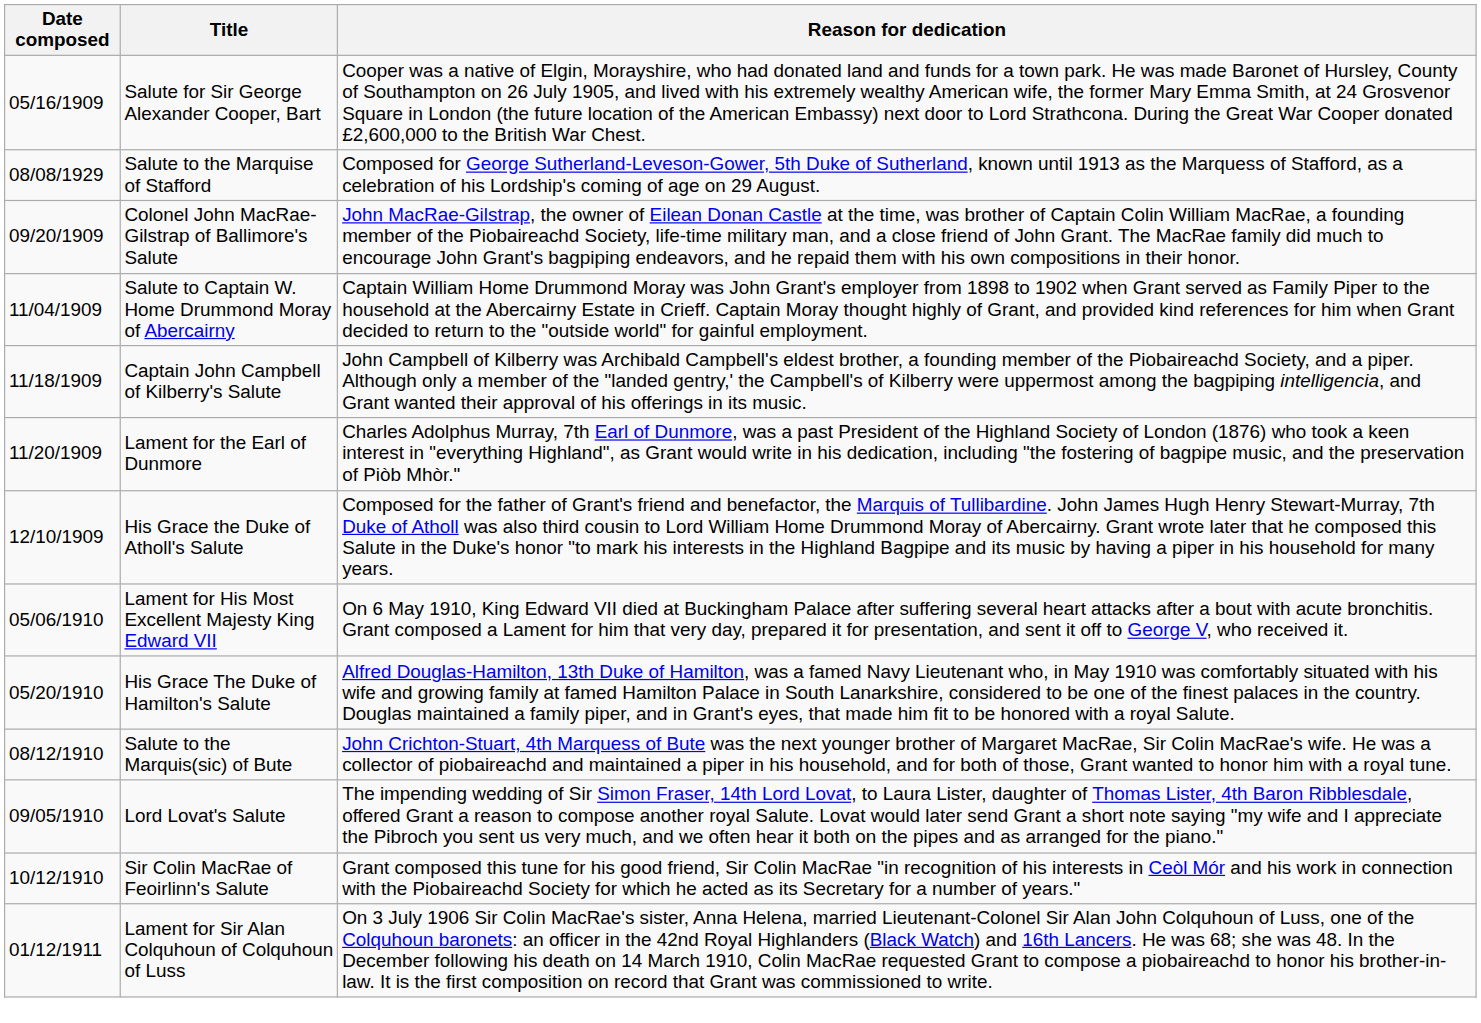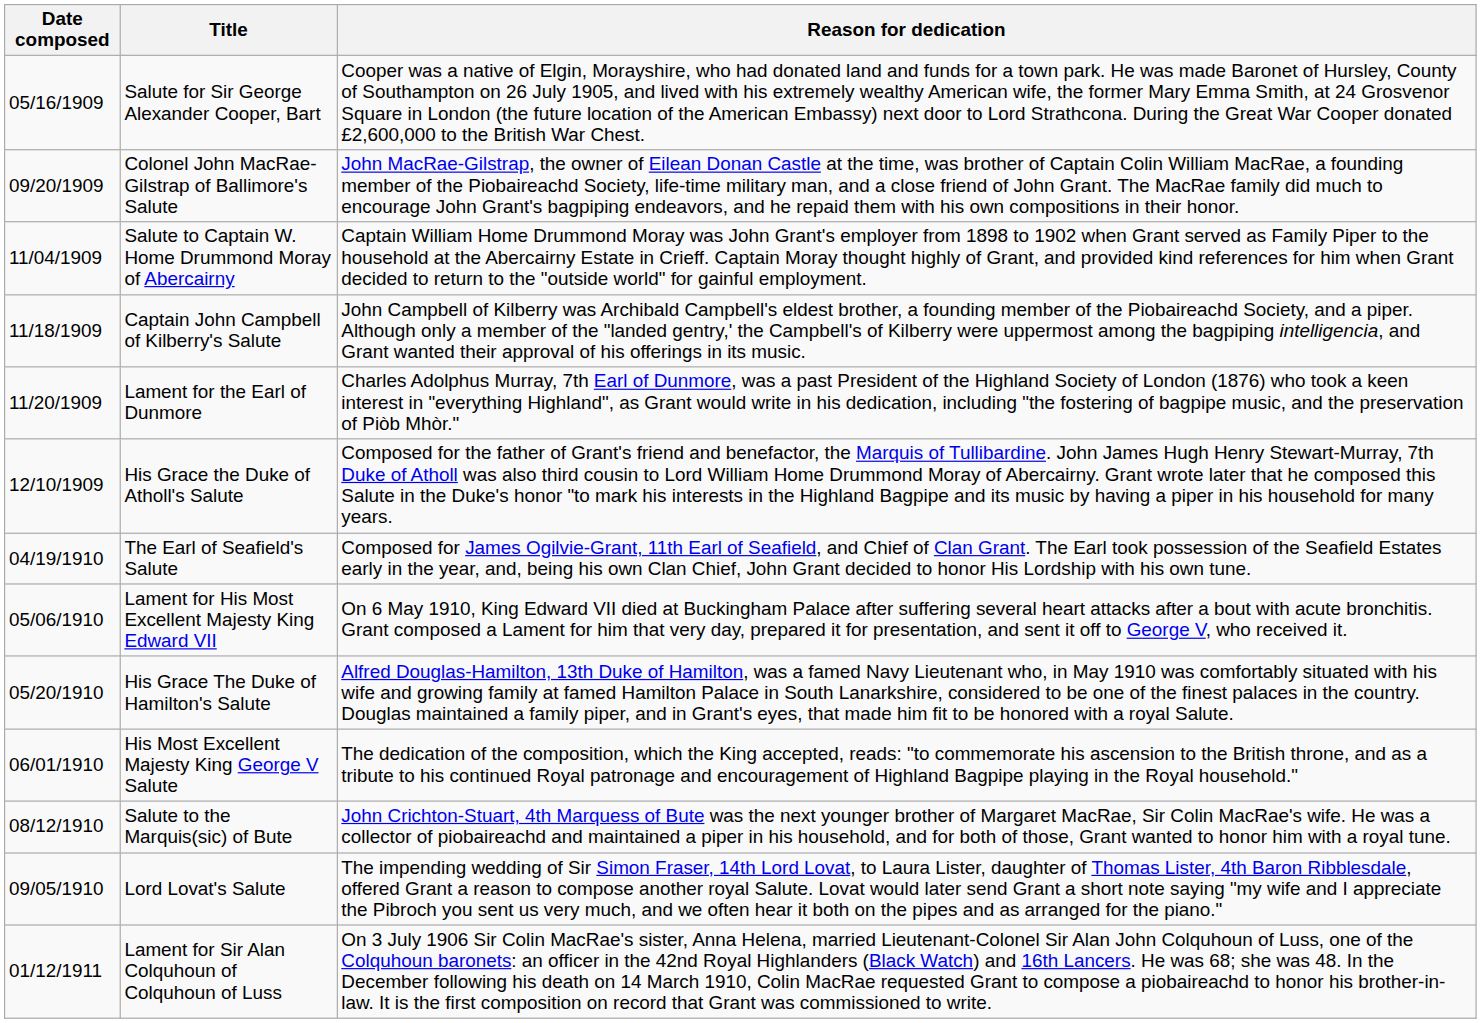- row: (219, 174)
+ row: (214, 558)
+ row: (221, 764)
- row: (208, 877)
